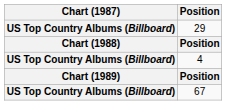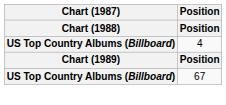- row: (200, 28)
